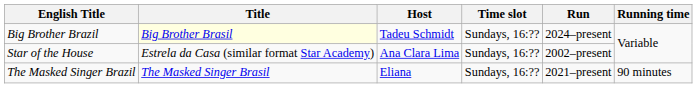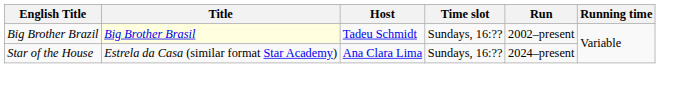(578, 33) 2024–present -> (541, 33) 2002–present
(578, 53) 2002–present -> (541, 53) 2024–present
- row: (71, 72)
